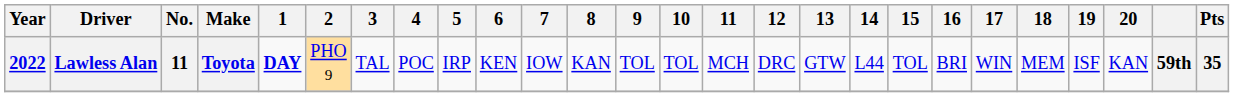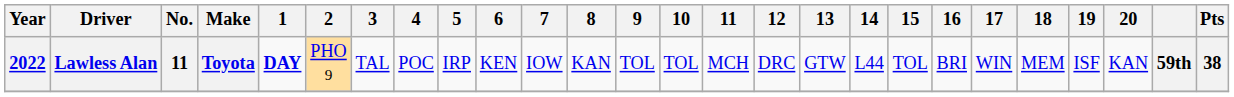(1212, 63) 35 -> (1212, 63) 38
